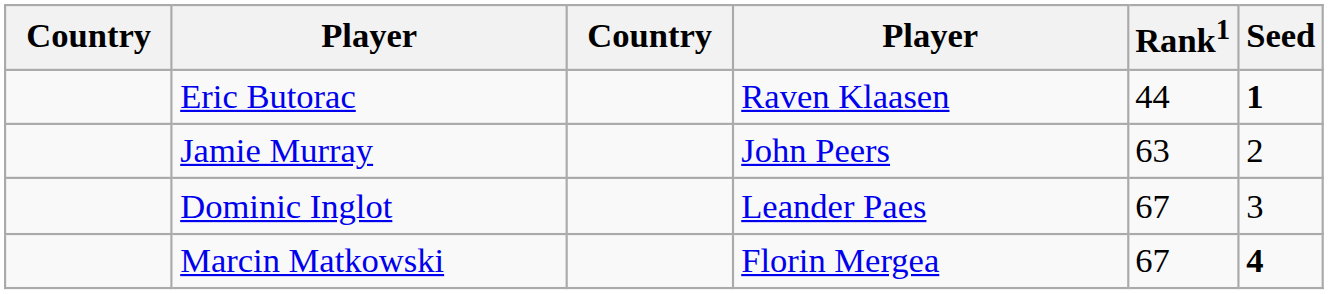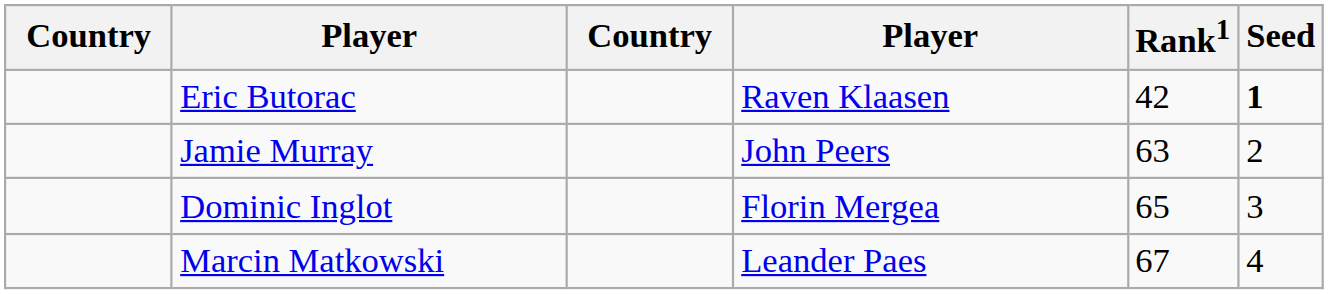(1152, 96) 44 -> (1152, 96) 42
(834, 205) Leander Paes -> (840, 205) Florin Mergea
(1152, 205) 67 -> (1152, 205) 65
(840, 260) Florin Mergea -> (834, 260) Leander Paes
(1255, 260) bold -> (1255, 260) normal
